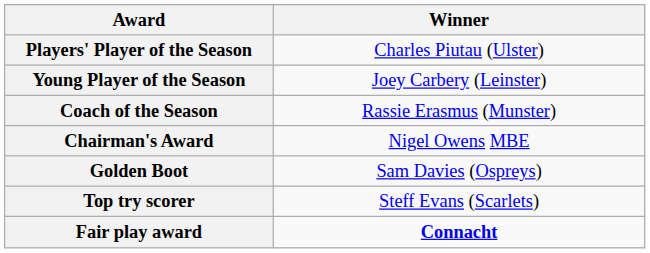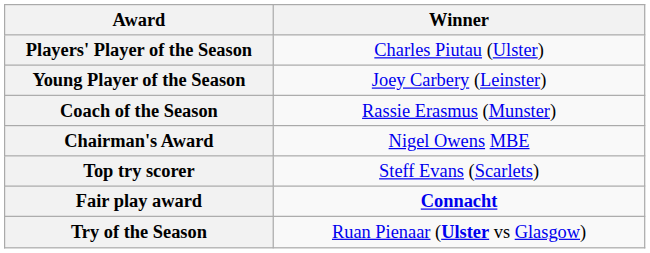- row: (139, 171)
+ row: (139, 232)
